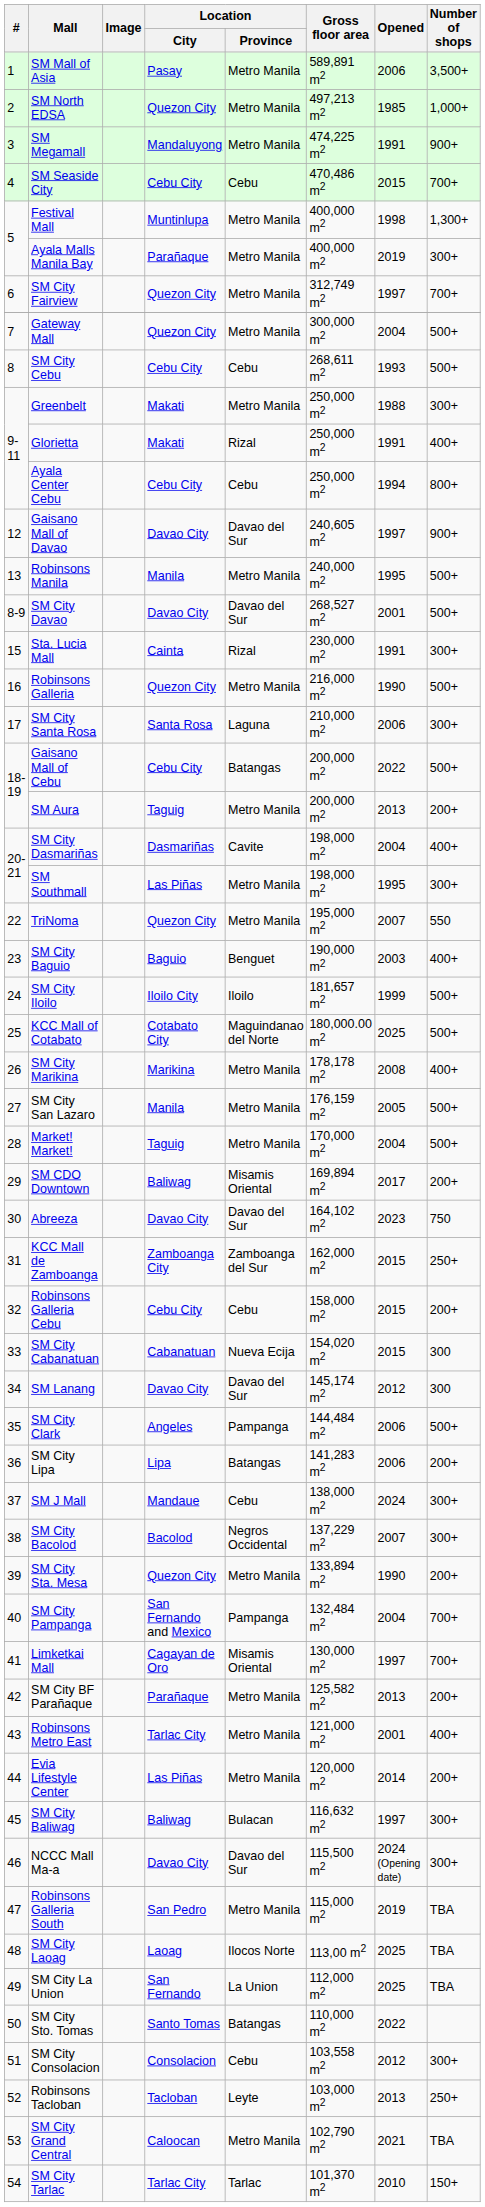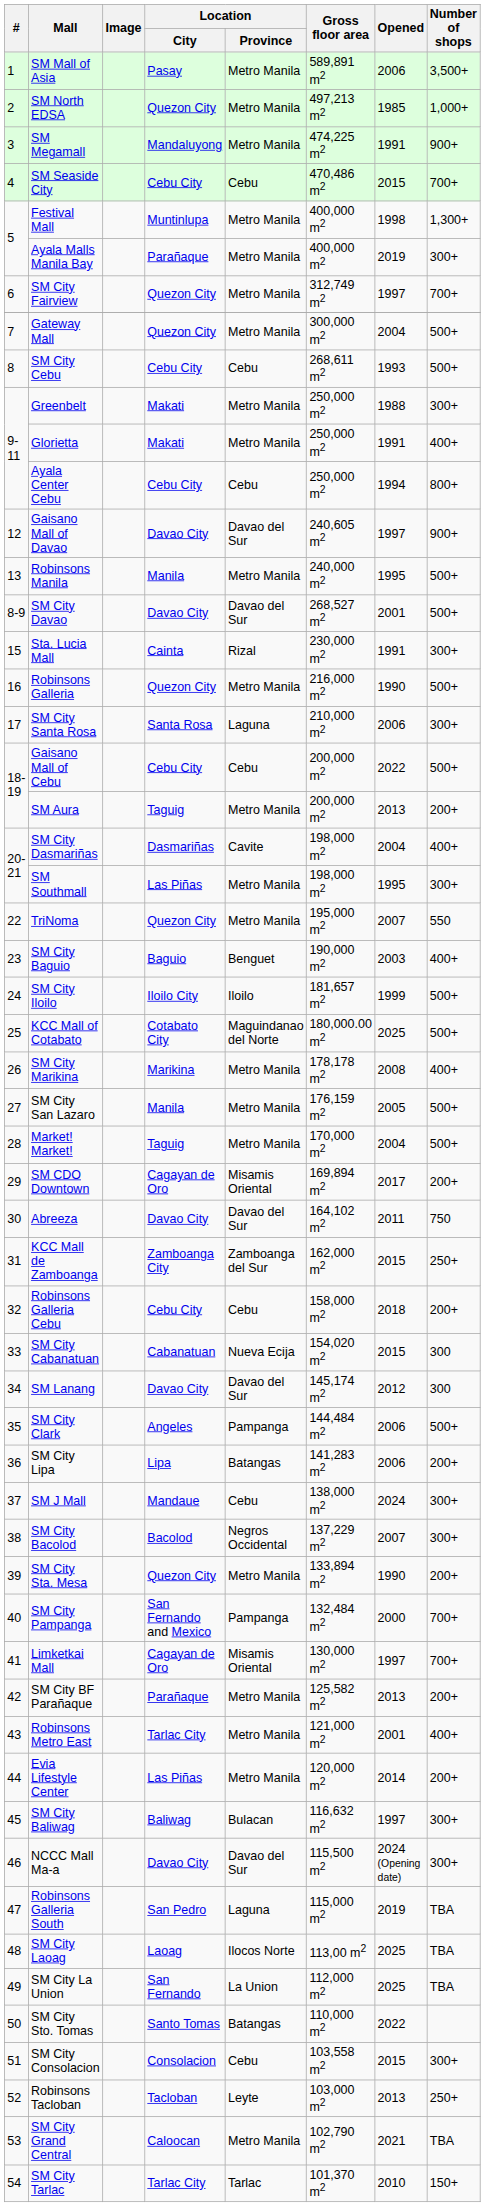(242, 443) Rizal -> (264, 443) Metro Manila
(254, 767) Batangas -> (243, 767) Cebu
(169, 1182) Baliwag -> (181, 1182) Cagayan de Oro
(391, 1219) 2023 -> (391, 1219) 2011
(391, 1309) 2015 -> (391, 1309) 2018
(391, 1617) 2004 -> (391, 1617) 2000
(264, 1910) Metro Manila -> (249, 1910) Laguna
(391, 2061) 2012 -> (391, 2061) 2015
